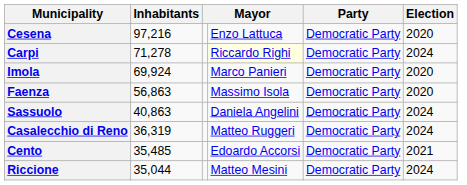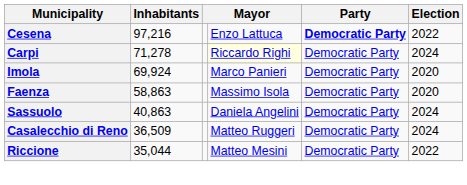(353, 33) normal -> (355, 33) bold
(420, 33) 2020 -> (425, 33) 2022
(152, 92) 56,863 -> (152, 92) 58,863
(152, 131) 36,319 -> (152, 131) 36,509
- row: (25, 151)
(420, 170) 2024 -> (425, 151) 2022
